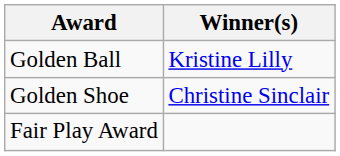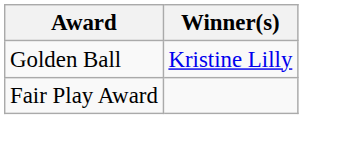- row: (69, 95)
